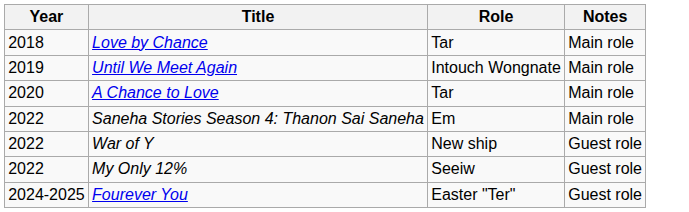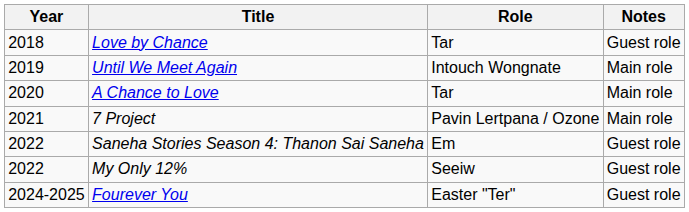(601, 42) Main role -> (644, 42) Guest role
+ row: (124, 118)
(601, 118) Main role -> (644, 144) Guest role
- row: (123, 144)
